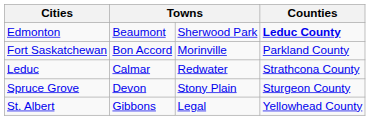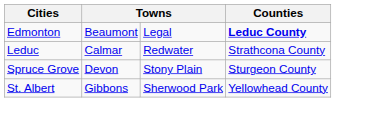(217, 32) Sherwood Park -> (157, 32) Legal
- row: (57, 50)
(192, 106) Legal -> (183, 87) Sherwood Park
